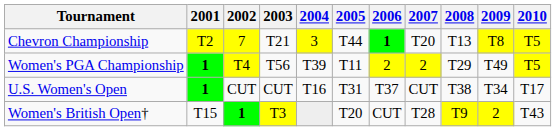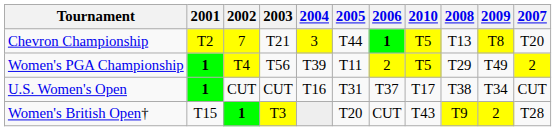columns swapped: (423, 16) <-> (532, 16)
